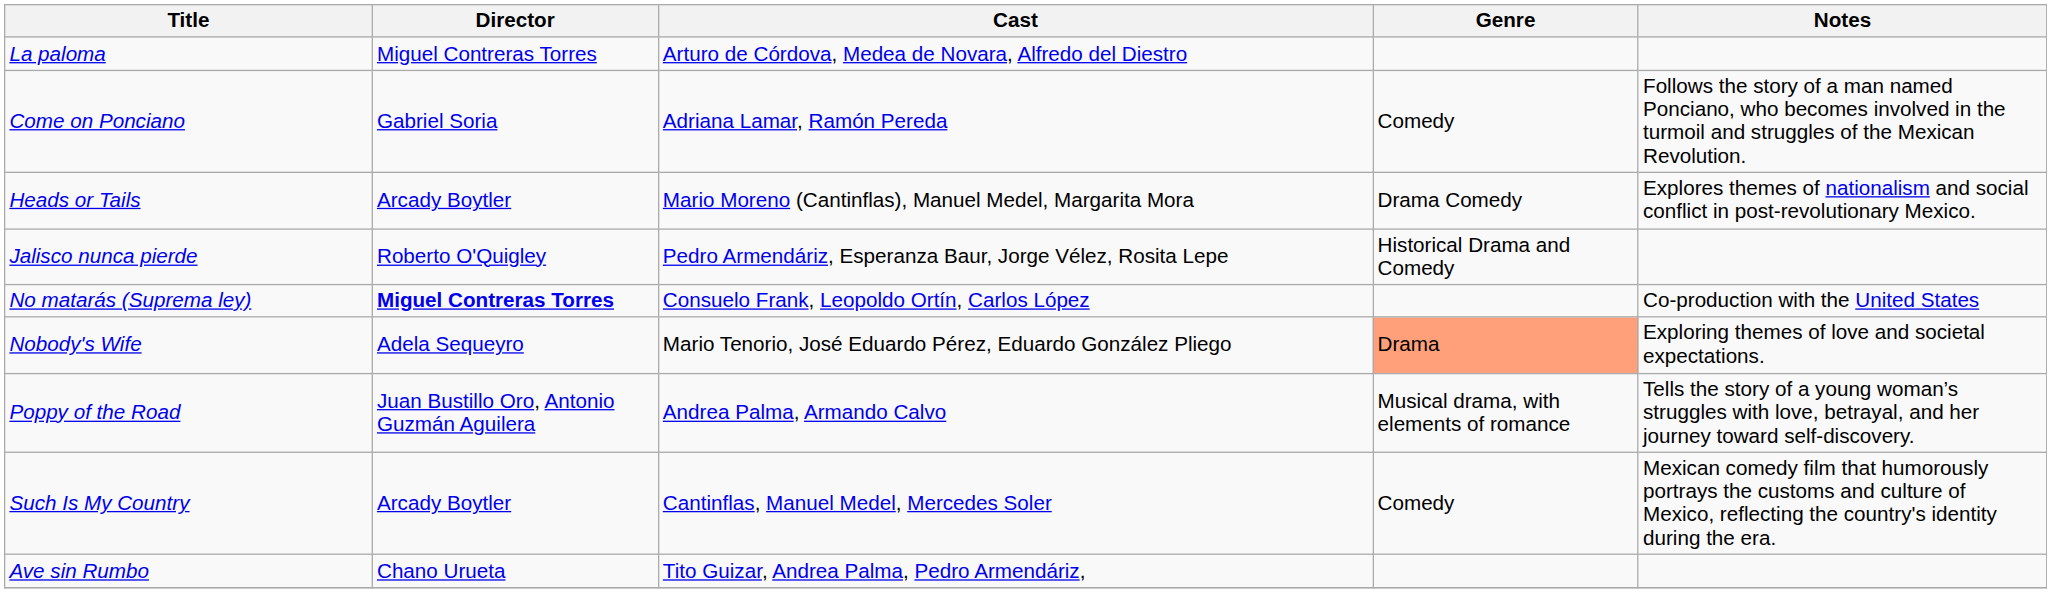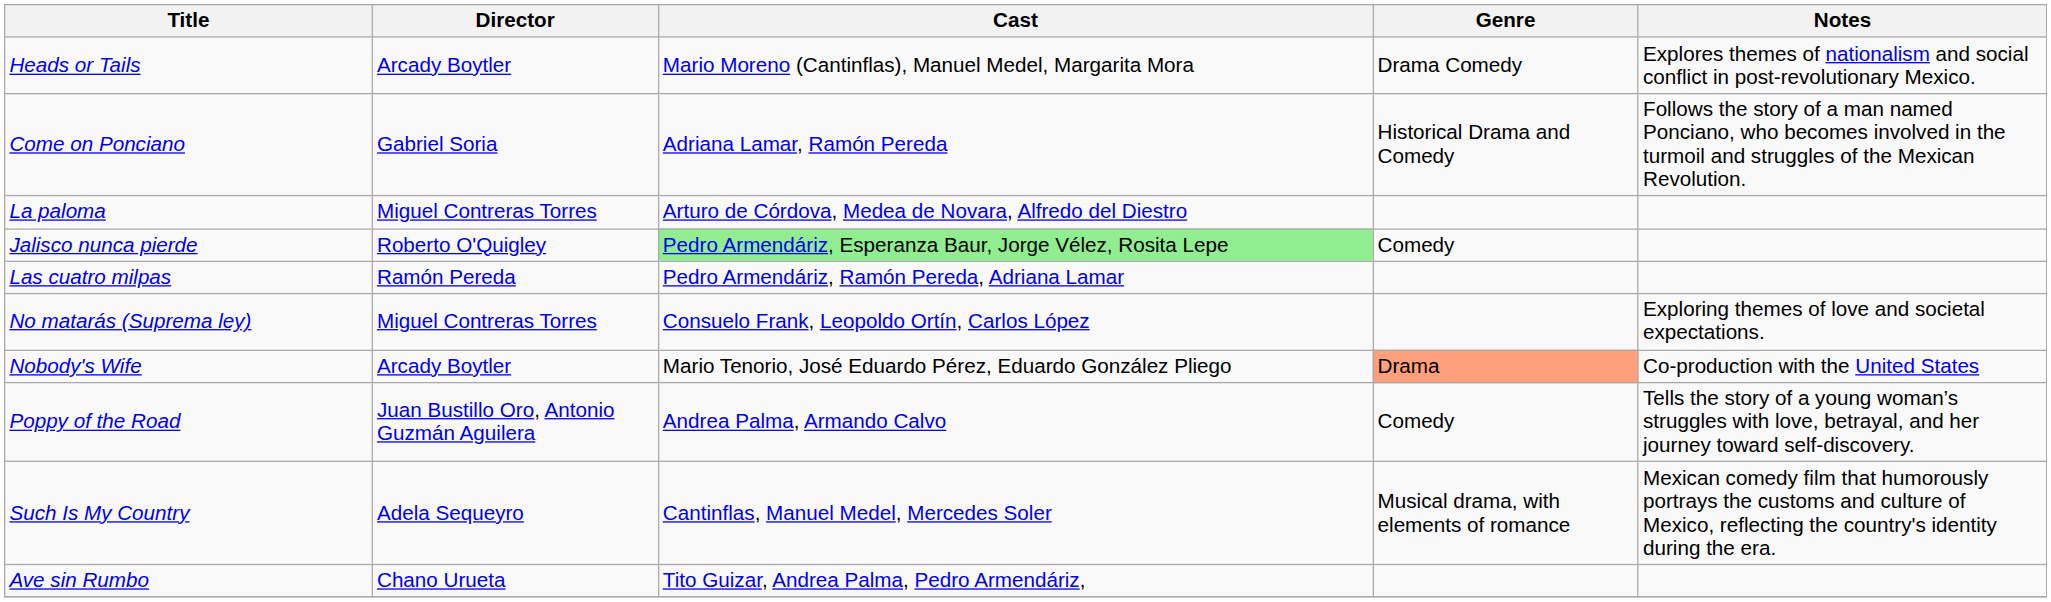rows swapped: (58, 53) <-> (75, 200)
(1416, 121) Comedy -> (1474, 144) Historical Drama and Comedy
(946, 256) no background -> (946, 244) lightgreen background
(1474, 256) Historical Drama and Comedy -> (1416, 244) Comedy
+ row: (90, 277)
(495, 300) bold -> (487, 321) normal
(1811, 300) Co-production with the United States -> (1814, 321) Exploring themes of love and societal expectations.
(450, 344) Adela Sequeyro -> (444, 366) Arcady Boytler
(1814, 344) Exploring themes of love and societal expectations. -> (1811, 366) Co-production with the United States
(1474, 412) Musical drama, with elements of romance -> (1416, 422) Comedy
(444, 503) Arcady Boytler -> (450, 512) Adela Sequeyro
(1416, 503) Comedy -> (1474, 512) Musical drama, with elements of romance
